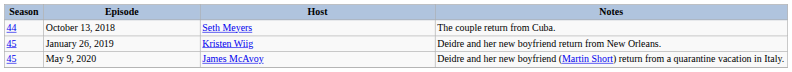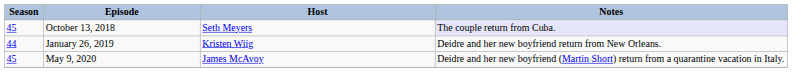(12, 28) 44 -> (12, 28) 45
(496, 28) no background -> (496, 28) lavender background
(12, 43) 45 -> (12, 43) 44
